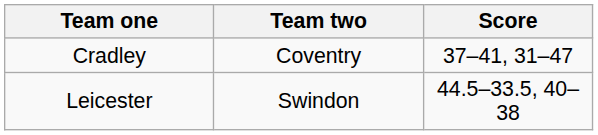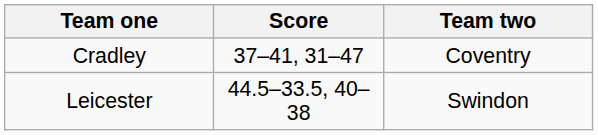columns swapped: (319, 21) <-> (508, 21)
